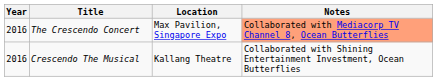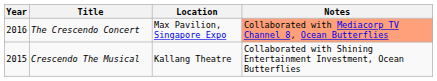(17, 59) 2016 -> (17, 59) 2015
